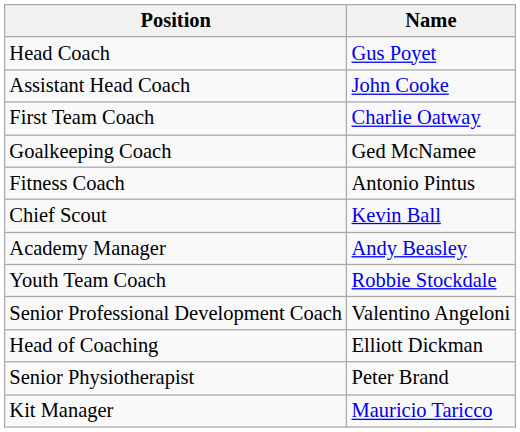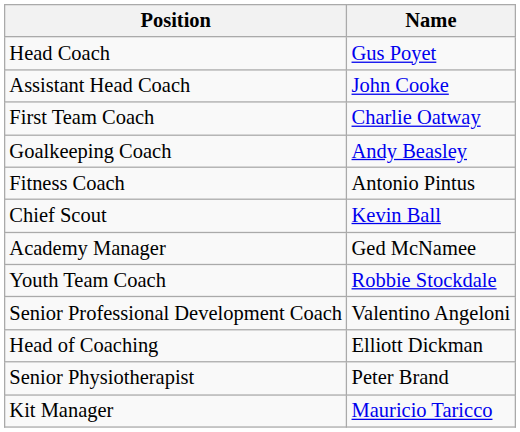(414, 150) Ged McNamee -> (409, 150) Andy Beasley
(409, 248) Andy Beasley -> (414, 248) Ged McNamee
